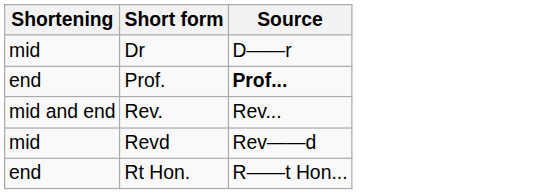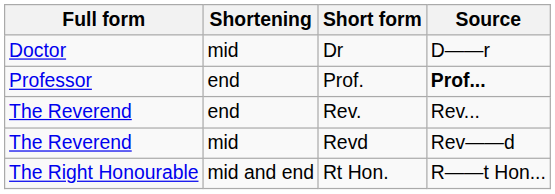+ column: (104, 19)
(62, 111) mid and end -> (224, 111) end
(25, 173) end -> (261, 173) mid and end
